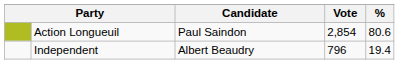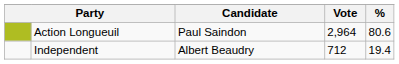(342, 31) 2,854 -> (342, 31) 2,964
(337, 50) 796 -> (337, 50) 712
